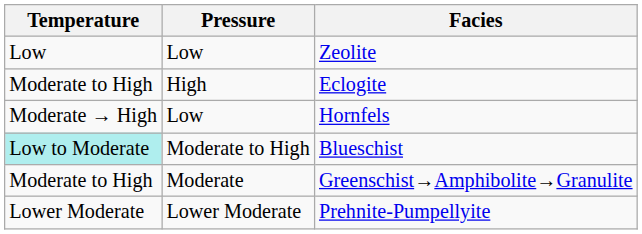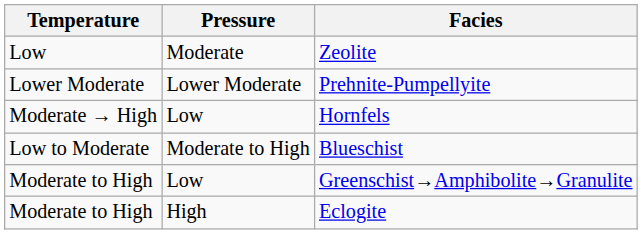(185, 52) Low -> (205, 52) Moderate
rows swapped: (405, 212) <-> (353, 84)
(79, 148) paleturquoise background -> (79, 148) no background
(205, 180) Moderate -> (185, 180) Low
